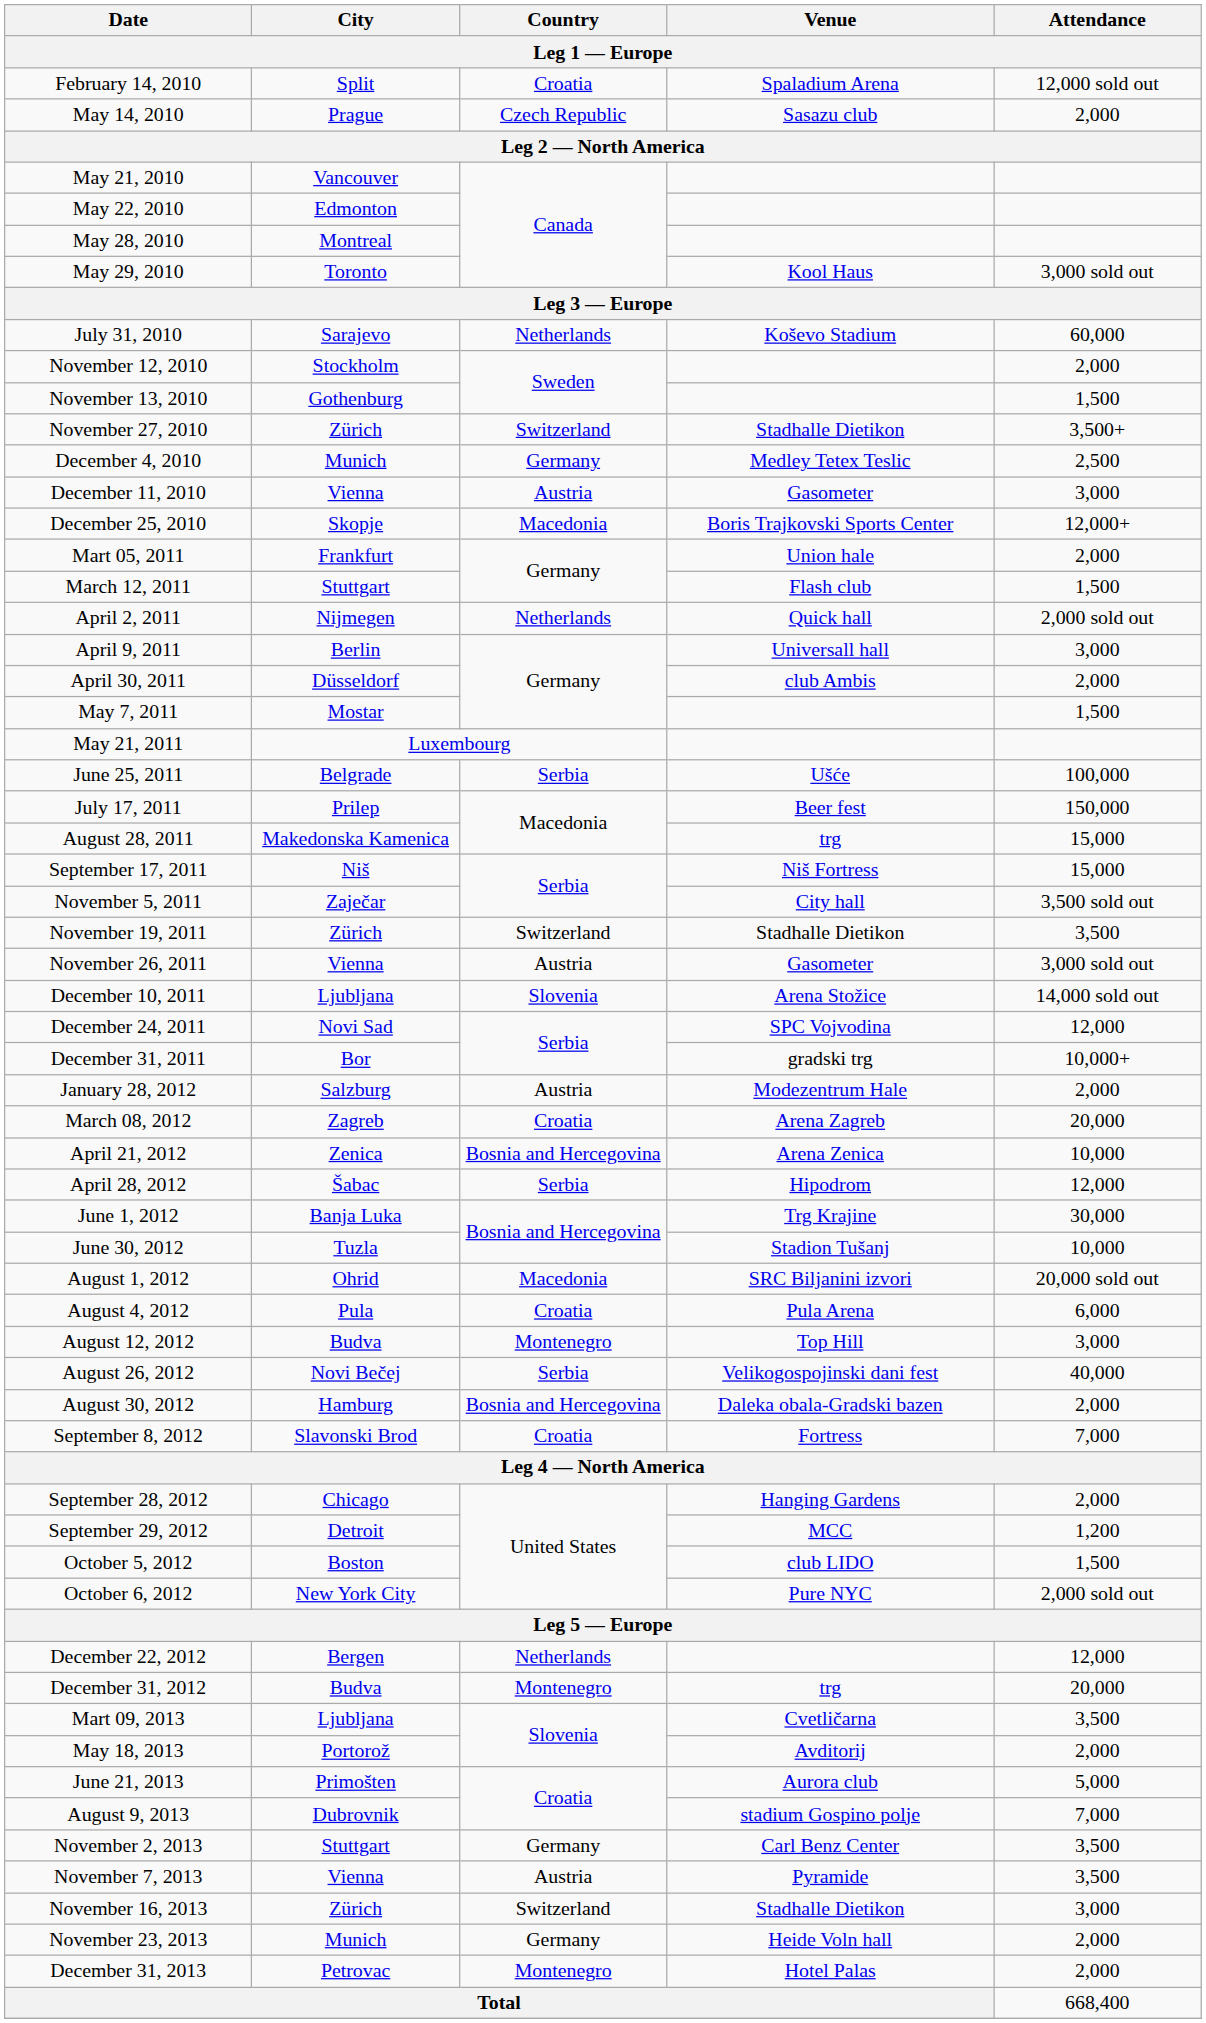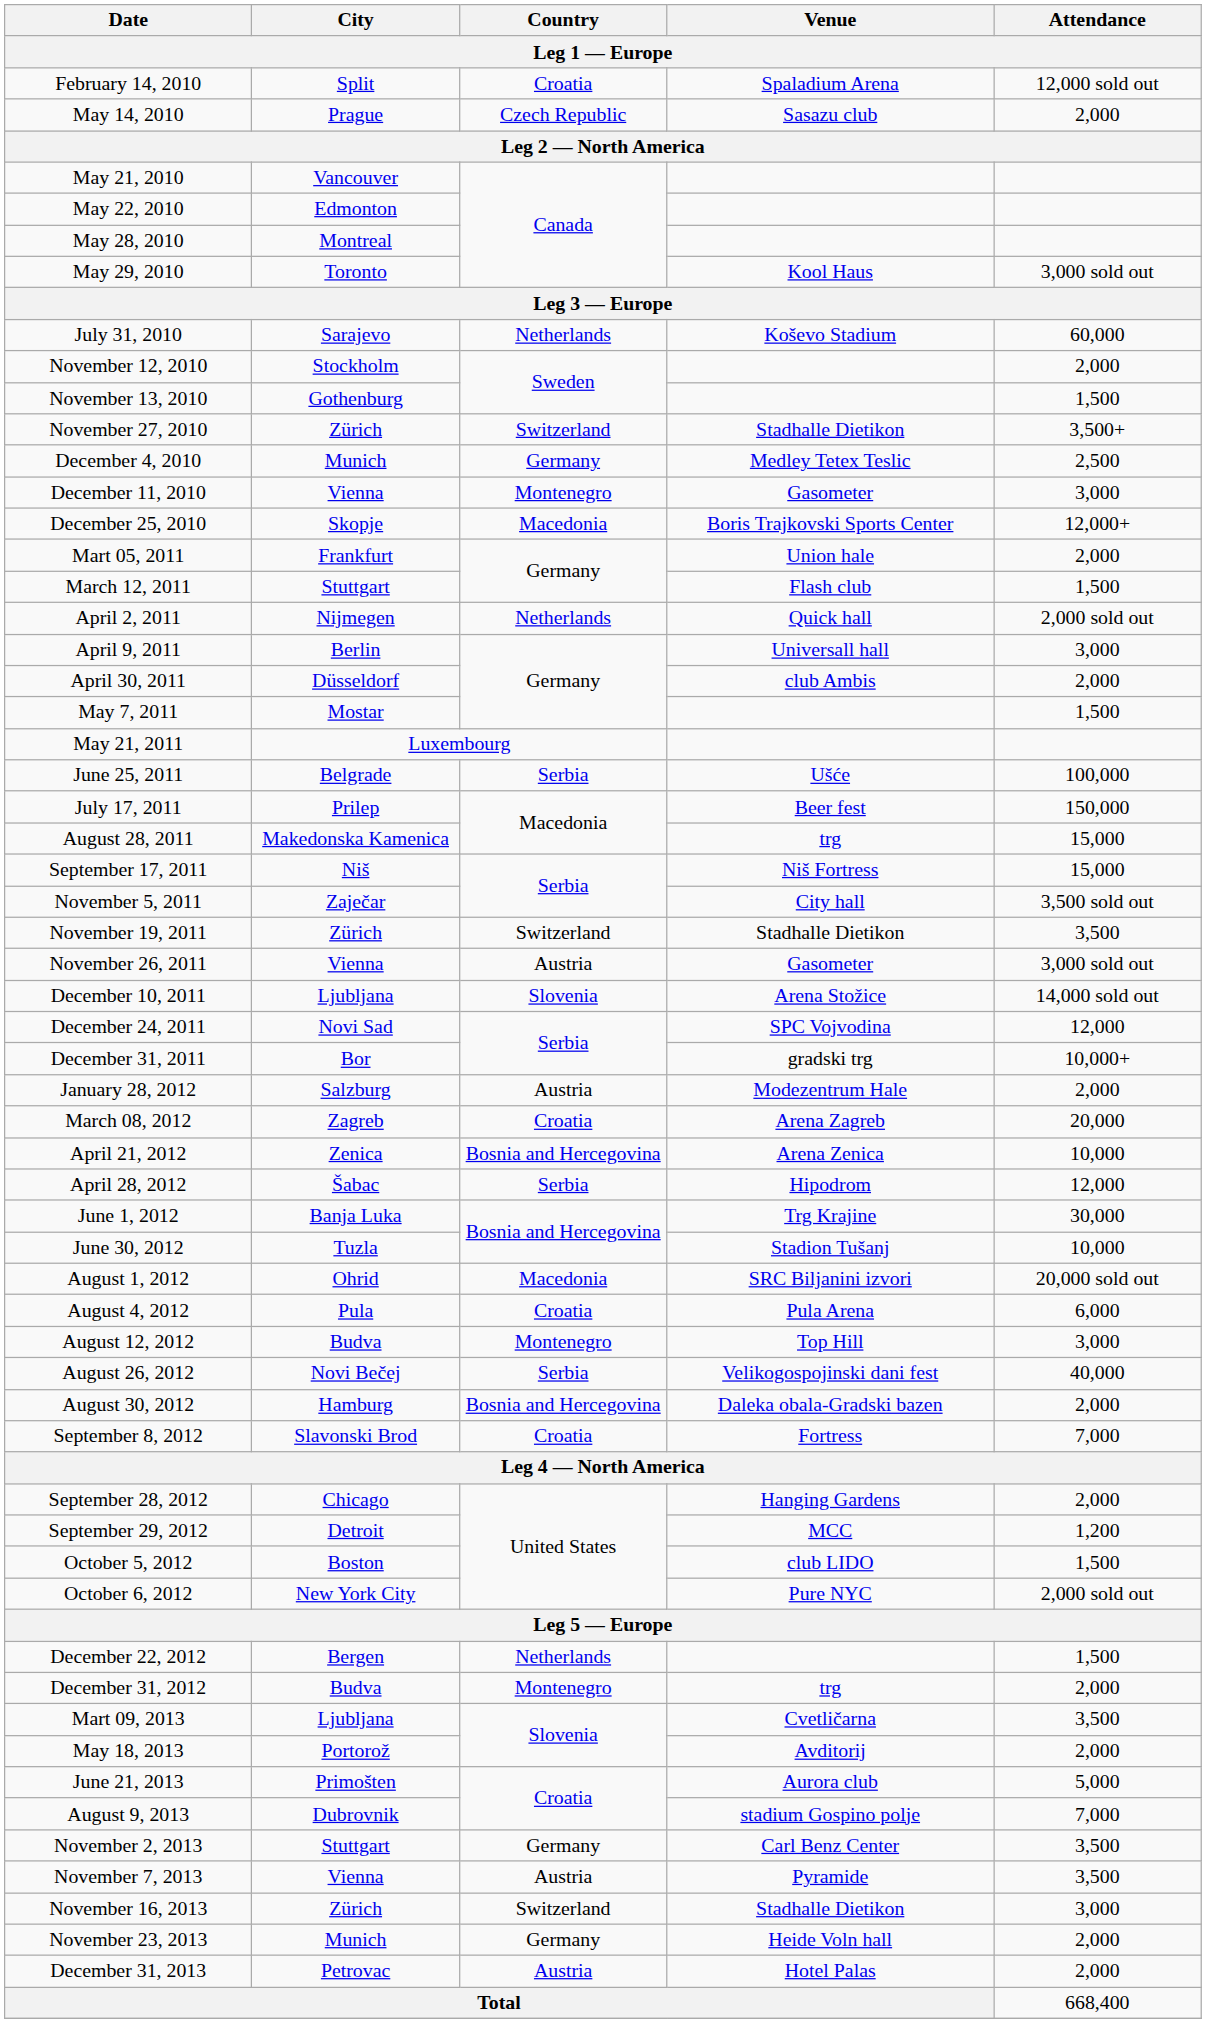(563, 492) Austria -> (563, 492) Montenegro
(1097, 1656) 12,000 -> (1097, 1656) 1,500
(1097, 1687) 20,000 -> (1097, 1687) 2,000
(563, 1971) Montenegro -> (563, 1971) Austria
